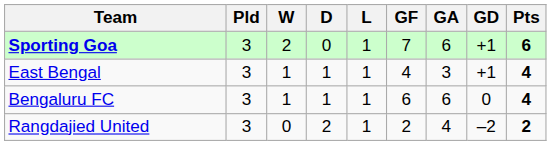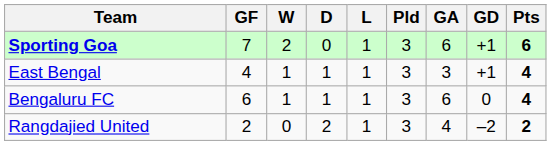columns swapped: (246, 18) <-> (406, 18)
